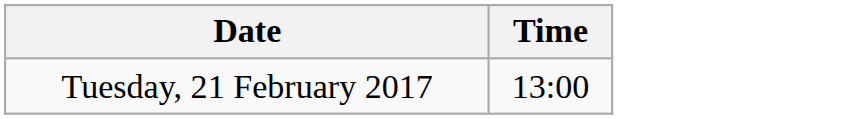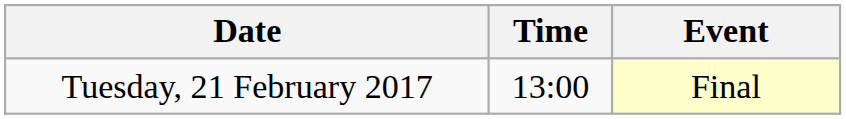+ column: (726, 31)
